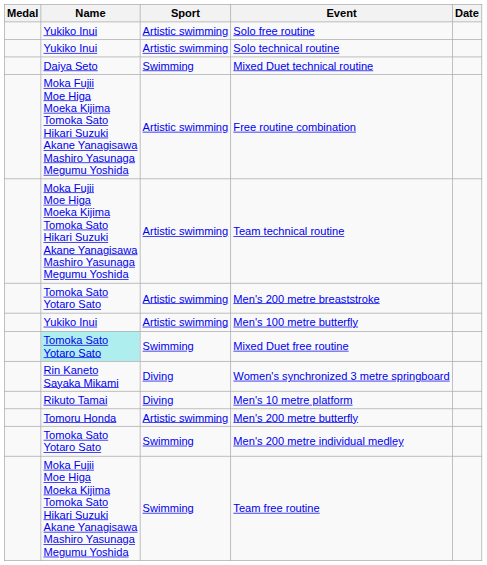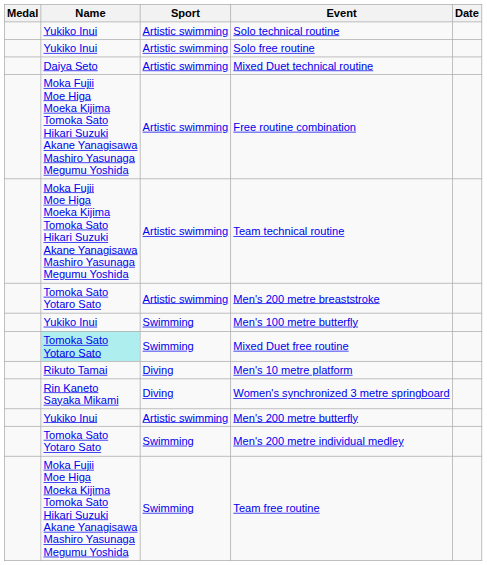rows swapped: (286, 48) <-> (274, 31)
(168, 66) Swimming -> (185, 66) Artistic swimming
(185, 322) Artistic swimming -> (168, 322) Swimming
rows swapped: (342, 376) <-> (293, 400)
(80, 418) Tomoru Honda -> (70, 418) Yukiko Inui
